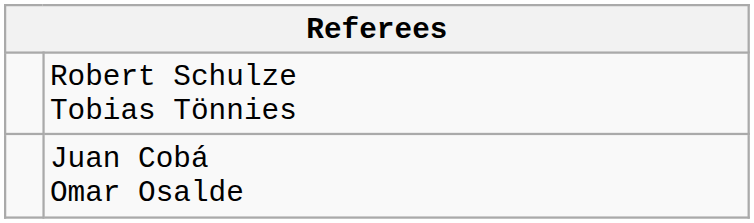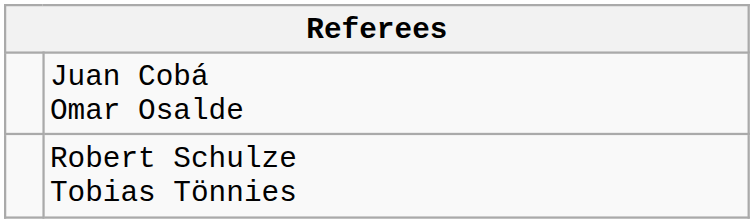rows swapped: (147, 176) <-> (173, 94)
